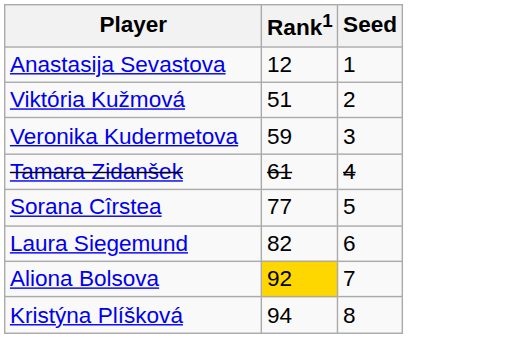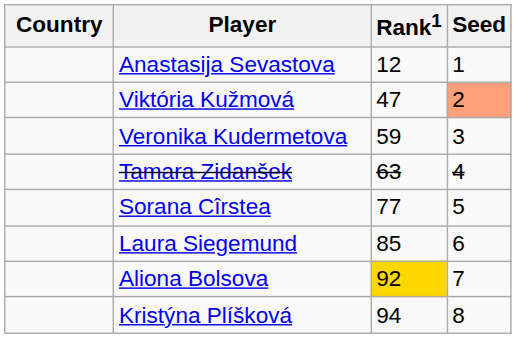+ column: (59, 25)
(280, 100) 51 -> (389, 100) 47
(349, 100) no background -> (458, 100) lightsalmon background
(280, 171) 61 -> (389, 171) 63
(280, 243) 82 -> (389, 243) 85
